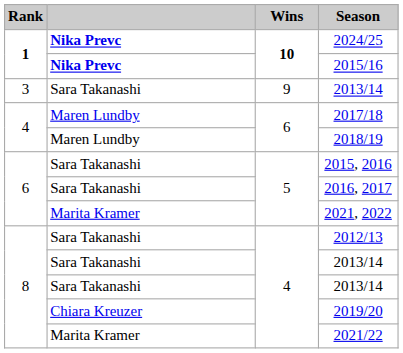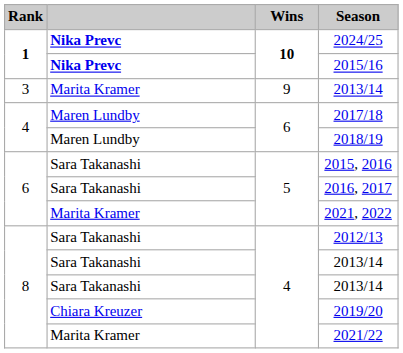(96, 90) Sara Takanashi -> (95, 90) Marita Kramer
